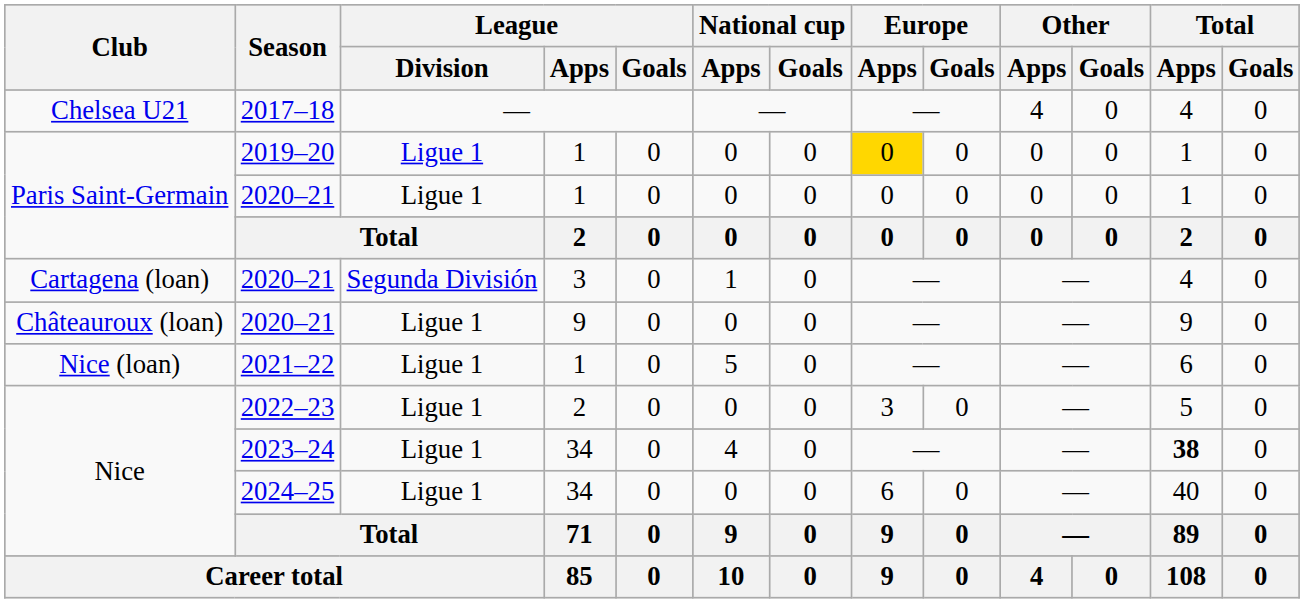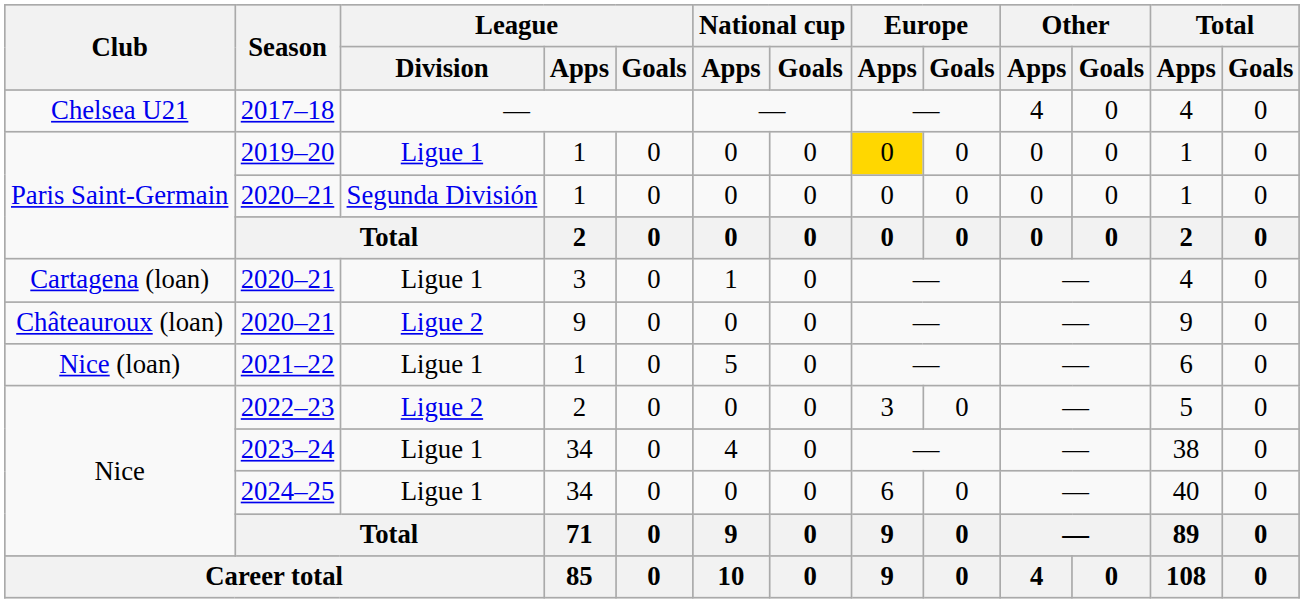(442, 195) Ligue 1 -> (442, 195) Segunda División
(442, 279) Segunda División -> (442, 279) Ligue 1
(442, 322) Ligue 1 -> (442, 322) Ligue 2
(442, 407) Ligue 1 -> (442, 407) Ligue 2
(1186, 449) bold -> (1186, 449) normal
